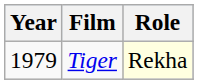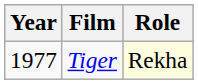(33, 60) 1979 -> (33, 60) 1977
